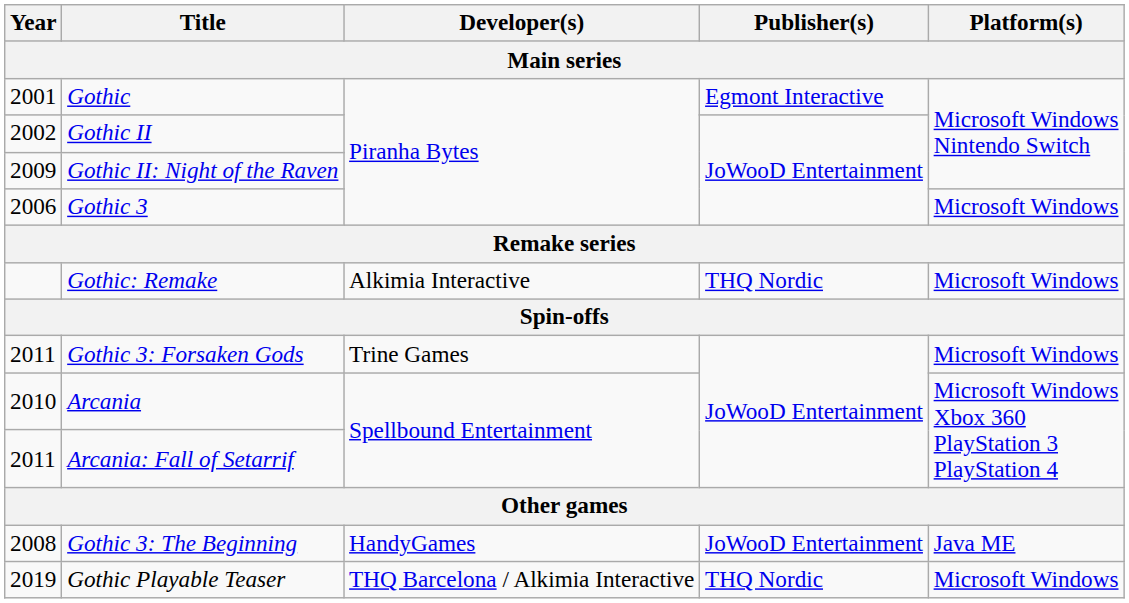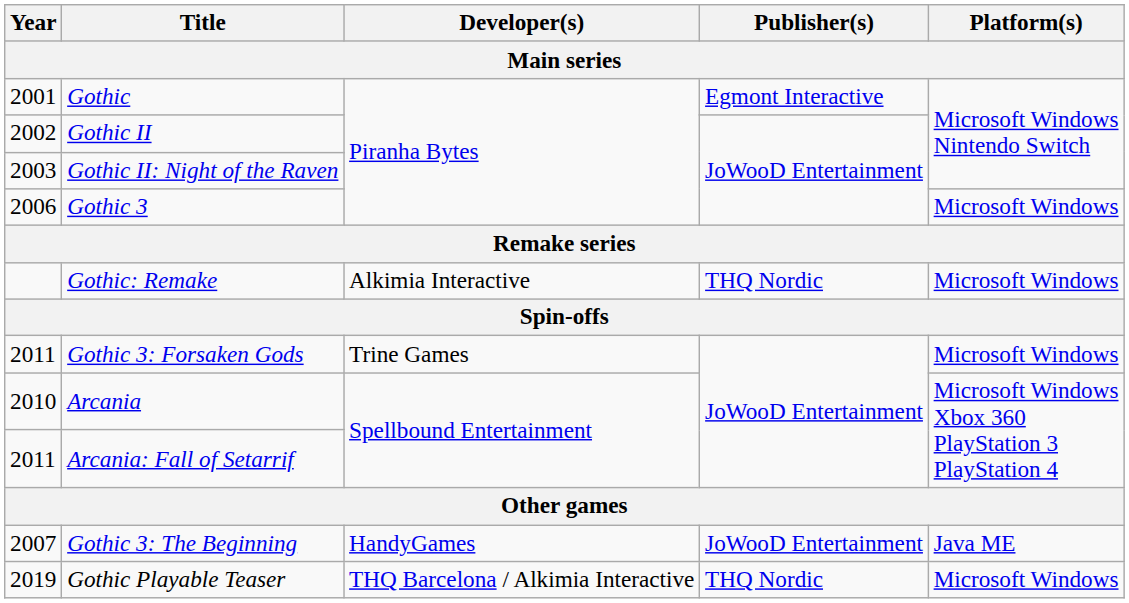(33, 170) 2009 -> (33, 170) 2003
(33, 542) 2008 -> (33, 542) 2007
